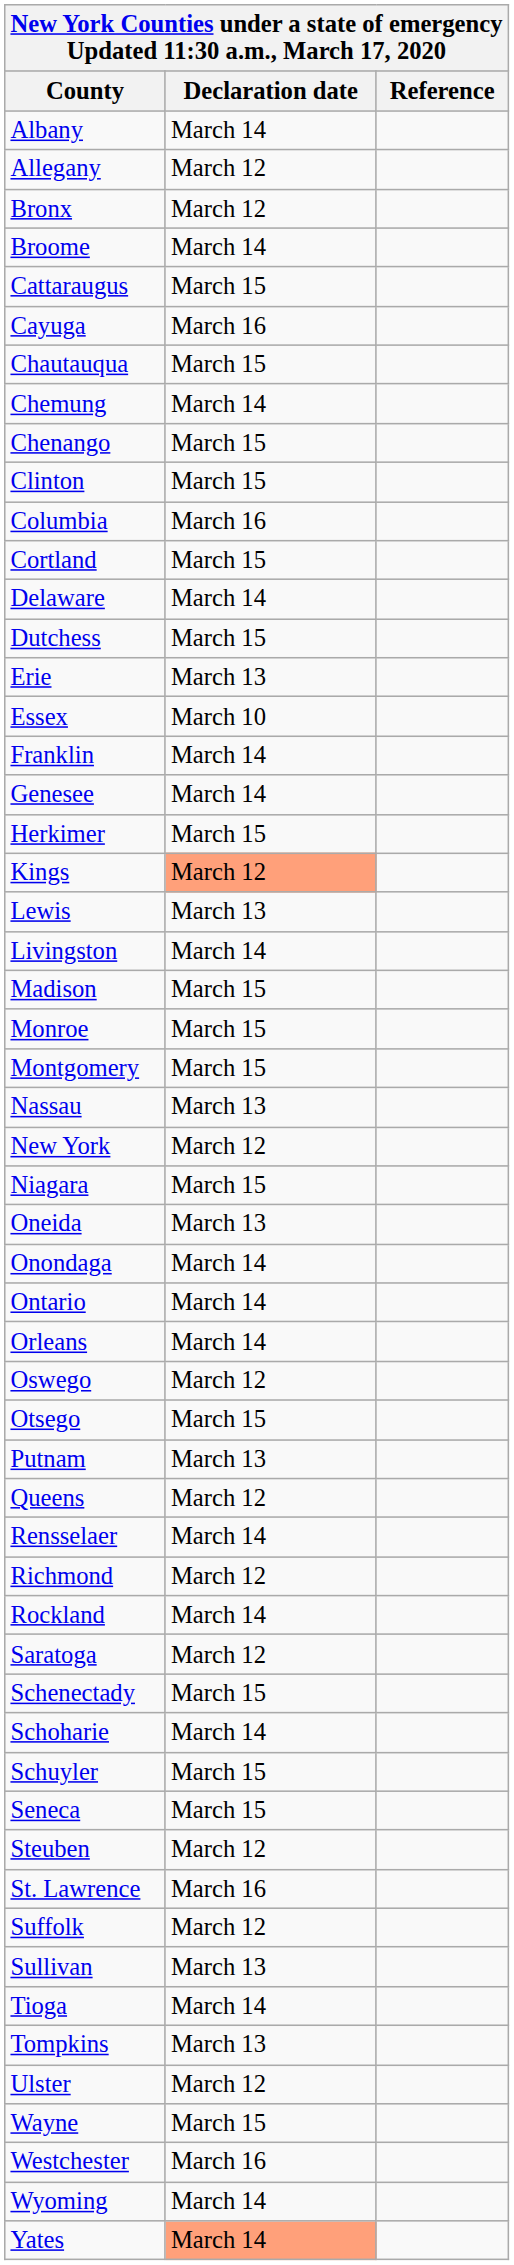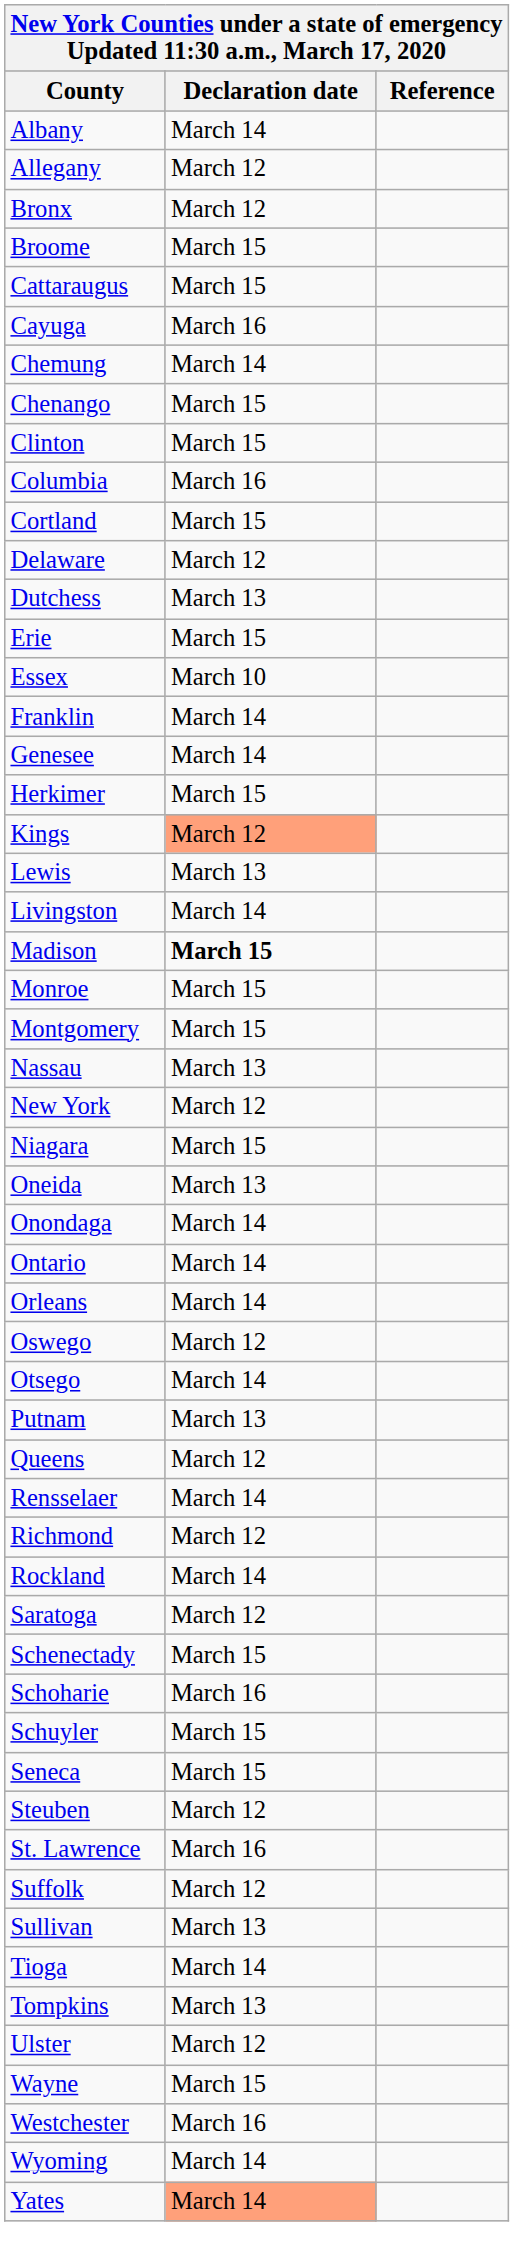(218, 247) March 14 -> (218, 247) March 15
- row: (69, 364)
(218, 598) March 14 -> (218, 559) March 12
(218, 637) March 15 -> (218, 598) March 13
(218, 676) March 13 -> (218, 637) March 15
(218, 989) normal -> (222, 950) bold
(218, 1419) March 15 -> (218, 1380) March 14
(218, 1732) March 14 -> (218, 1693) March 16
